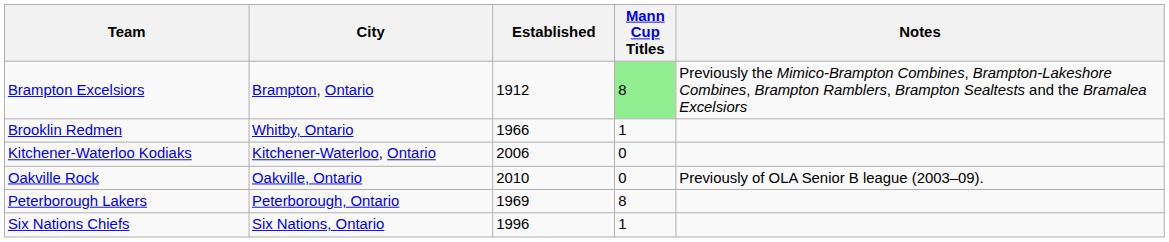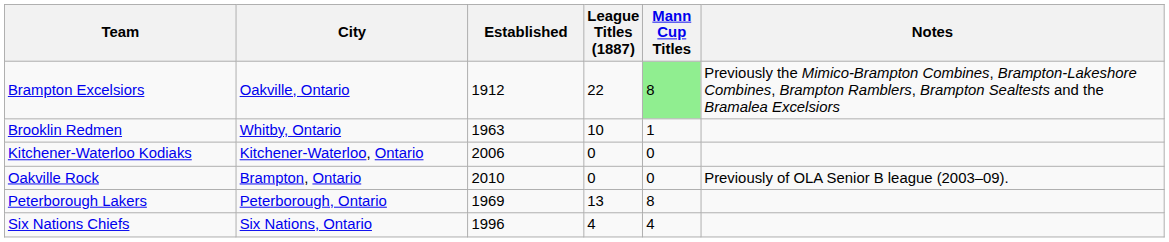+ column: (613, 33)
(313, 90) Brampton, Ontario -> (295, 90) Oakville, Ontario
(513, 130) 1966 -> (488, 130) 1963
(307, 177) Oakville, Ontario -> (300, 177) Brampton, Ontario
(622, 224) 1 -> (650, 224) 4
